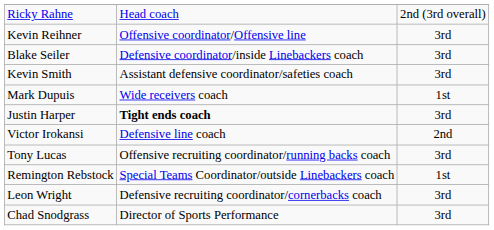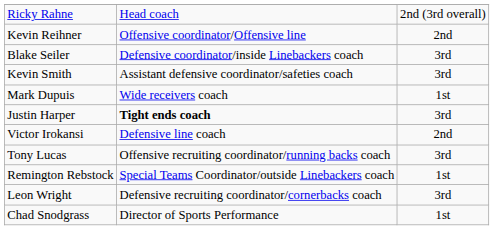(443, 34) 3rd -> (443, 34) 2nd
(443, 214) 3rd -> (443, 214) 1st
